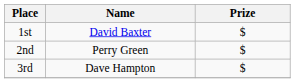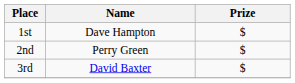(120, 31) David Baxter -> (120, 31) Dave Hampton
(120, 68) Dave Hampton -> (120, 68) David Baxter
